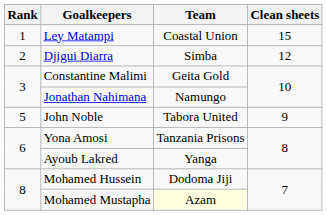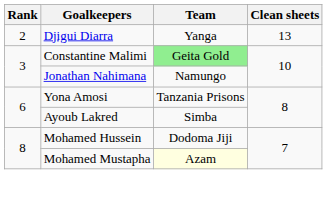- row: (79, 35)
(201, 55) Simba -> (201, 35) Yanga
(285, 55) 12 -> (285, 35) 13
(201, 76) no background -> (201, 55) lightgreen background
- row: (73, 117)
(201, 158) Yanga -> (201, 117) Simba
